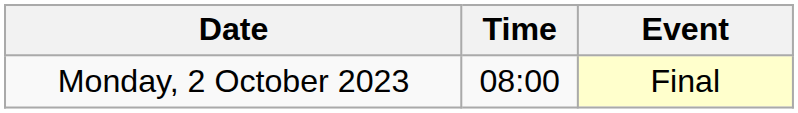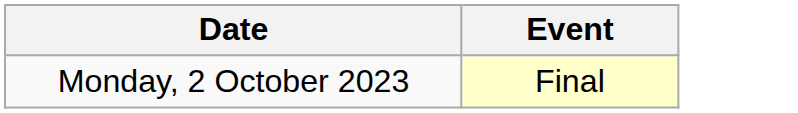- column: (520, 30)
